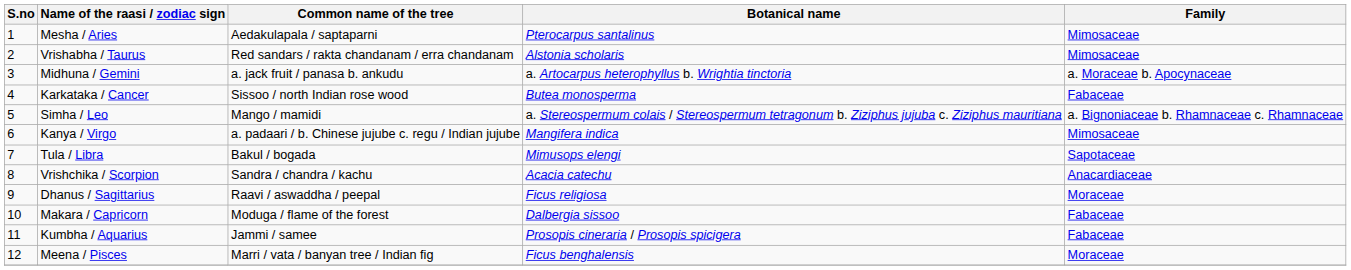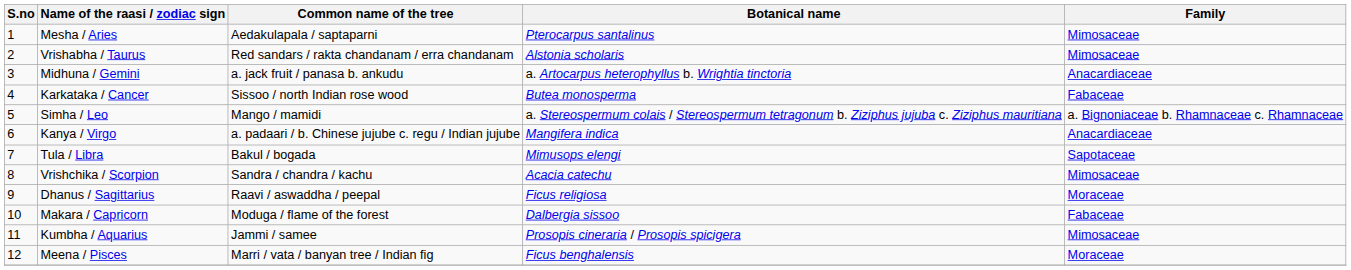(1150, 74) a. Moraceae b. Apocynaceae -> (1110, 74) Anacardiaceae
(1103, 134) Mimosaceae -> (1110, 134) Anacardiaceae
(1110, 174) Anacardiaceae -> (1103, 174) Mimosaceae
(1096, 235) Fabaceae -> (1103, 235) Mimosaceae
